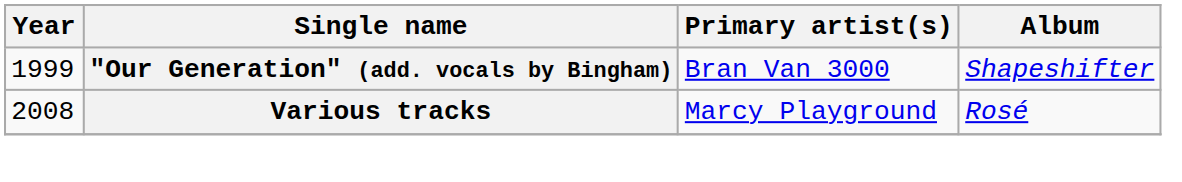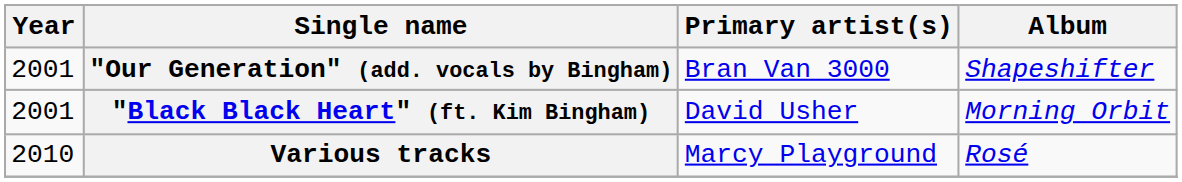(43, 69) 1999 -> (43, 69) 2001
+ row: (381, 112)
(43, 112) 2008 -> (43, 155) 2010
